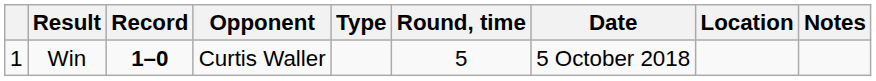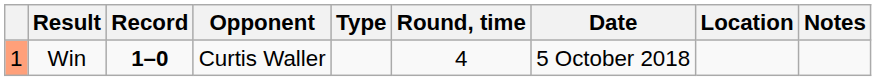(16, 58) no background -> (16, 58) lightsalmon background
(461, 58) 5 -> (461, 58) 4
